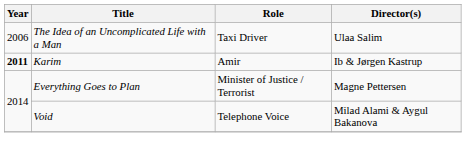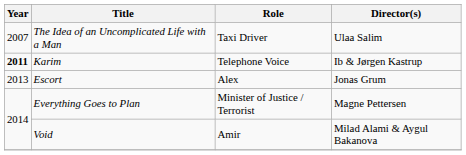(18, 37) 2006 -> (18, 37) 2007
(229, 62) Amir -> (253, 62) Telephone Voice
+ row: (48, 79)
(253, 116) Telephone Voice -> (229, 134) Amir
